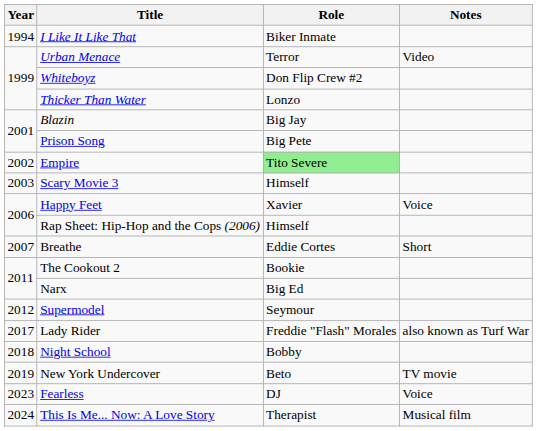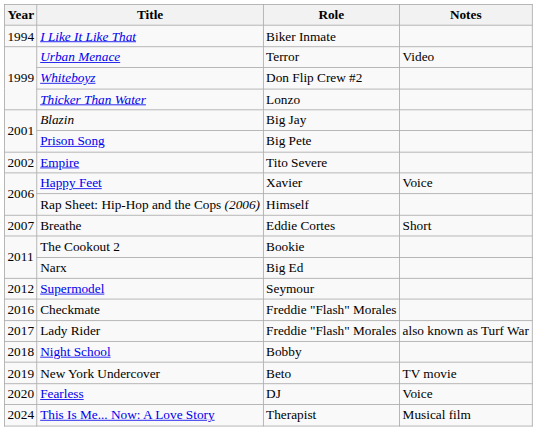(297, 162) lightgreen background -> (297, 162) no background
- row: (79, 183)
+ row: (70, 309)
(21, 394) 2023 -> (21, 394) 2020
